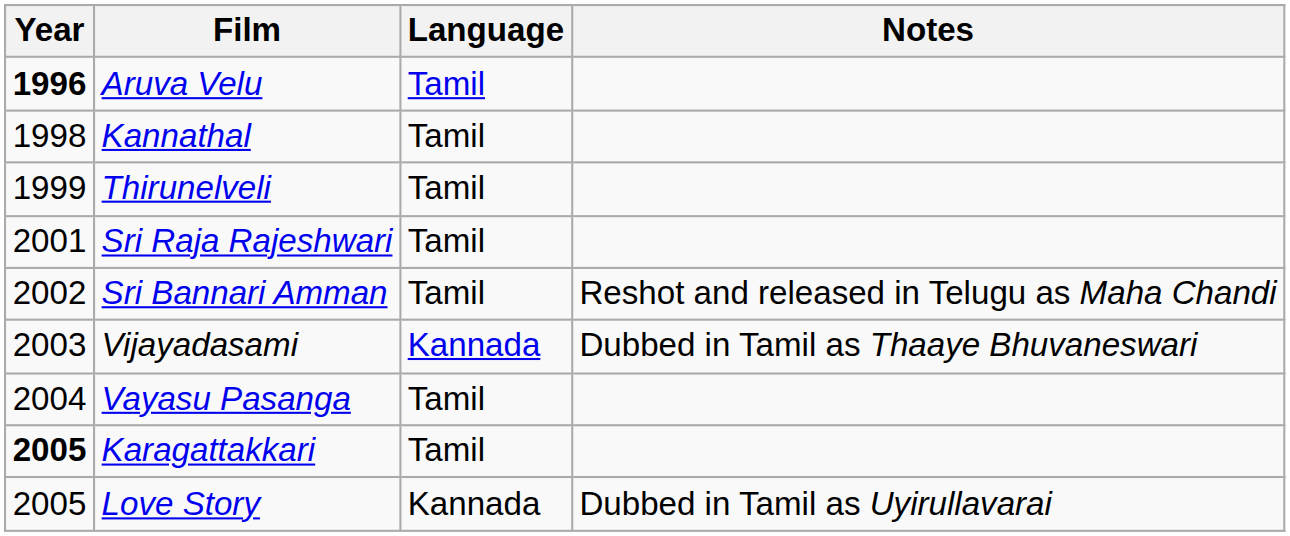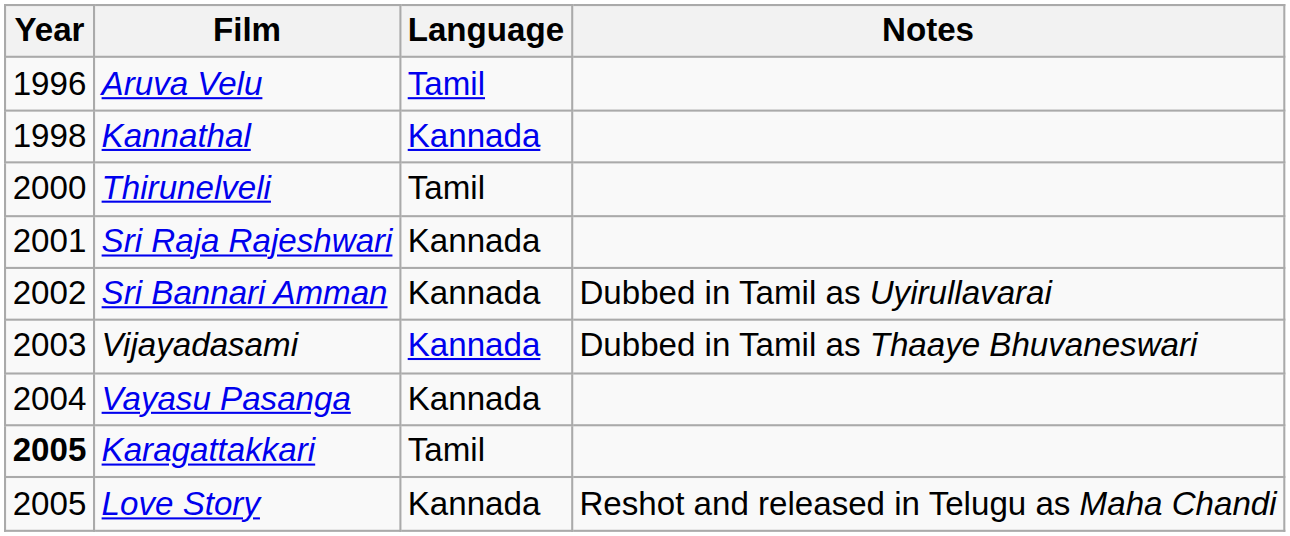(50, 83) bold -> (50, 83) normal
(446, 135) Tamil -> (474, 135) Kannada
(50, 188) 1999 -> (50, 188) 2000
(446, 240) Tamil -> (474, 240) Kannada
(446, 293) Tamil -> (474, 293) Kannada
(928, 293) Reshot and released in Telugu as Maha Chandi -> (816, 293) Dubbed in Tamil as Uyirullavarai
(446, 398) Tamil -> (474, 398) Kannada
(816, 503) Dubbed in Tamil as Uyirullavarai -> (928, 503) Reshot and released in Telugu as Maha Chandi
